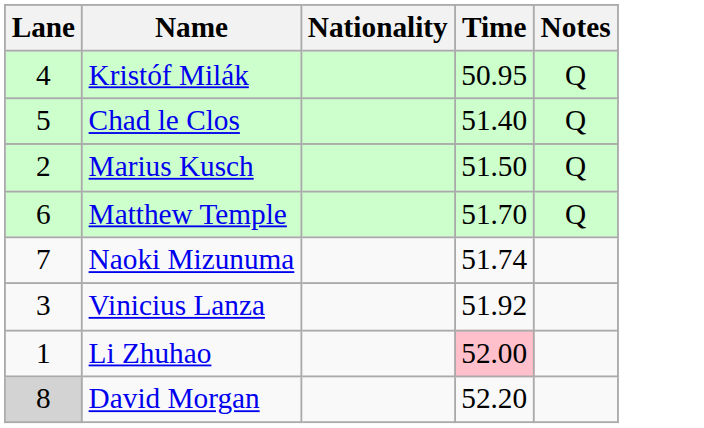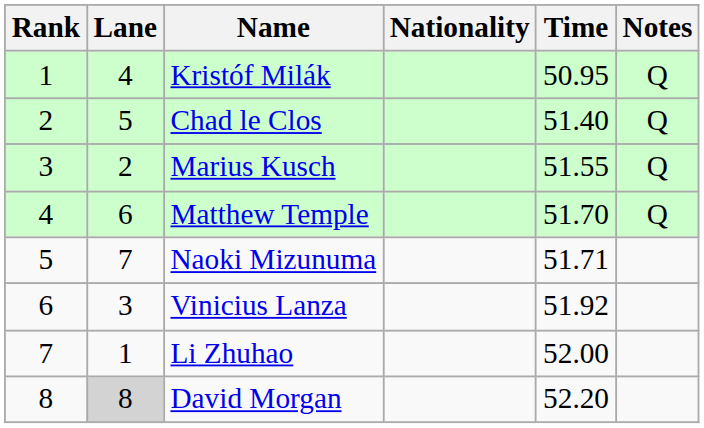+ column: (46, 27)
(494, 167) 51.50 -> (576, 167) 51.55
(494, 259) 51.74 -> (576, 259) 51.71
(494, 352) pink background -> (576, 352) no background
